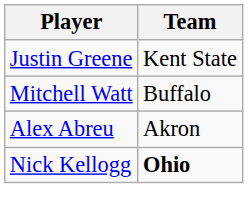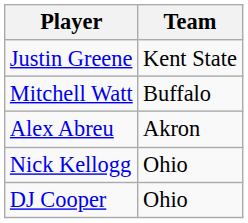(167, 164) bold -> (165, 164) normal
+ row: (58, 199)
